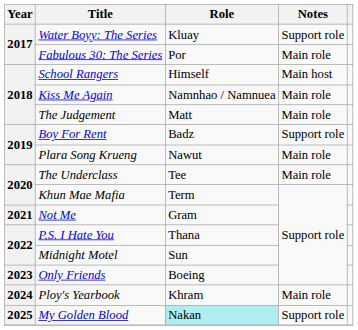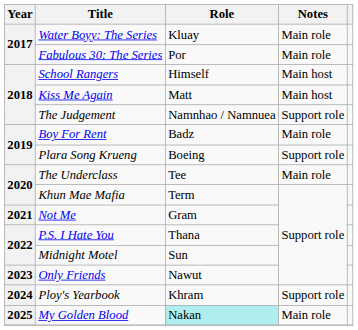(313, 34) Support role -> (306, 34) Main role
(222, 94) Namnhao / Namnuea -> (180, 94) Matt
(306, 94) Main role -> (307, 94) Main host
(180, 114) Matt -> (222, 114) Namnhao / Namnuea
(306, 114) Main role -> (313, 114) Support role
(313, 134) Support role -> (306, 134) Main role
(185, 154) Nawut -> (186, 154) Boeing
(306, 154) Main role -> (313, 154) Support role
(186, 275) Boeing -> (185, 275) Nawut
(306, 295) Main role -> (313, 295) Support role
(313, 315) Support role -> (306, 315) Main role
